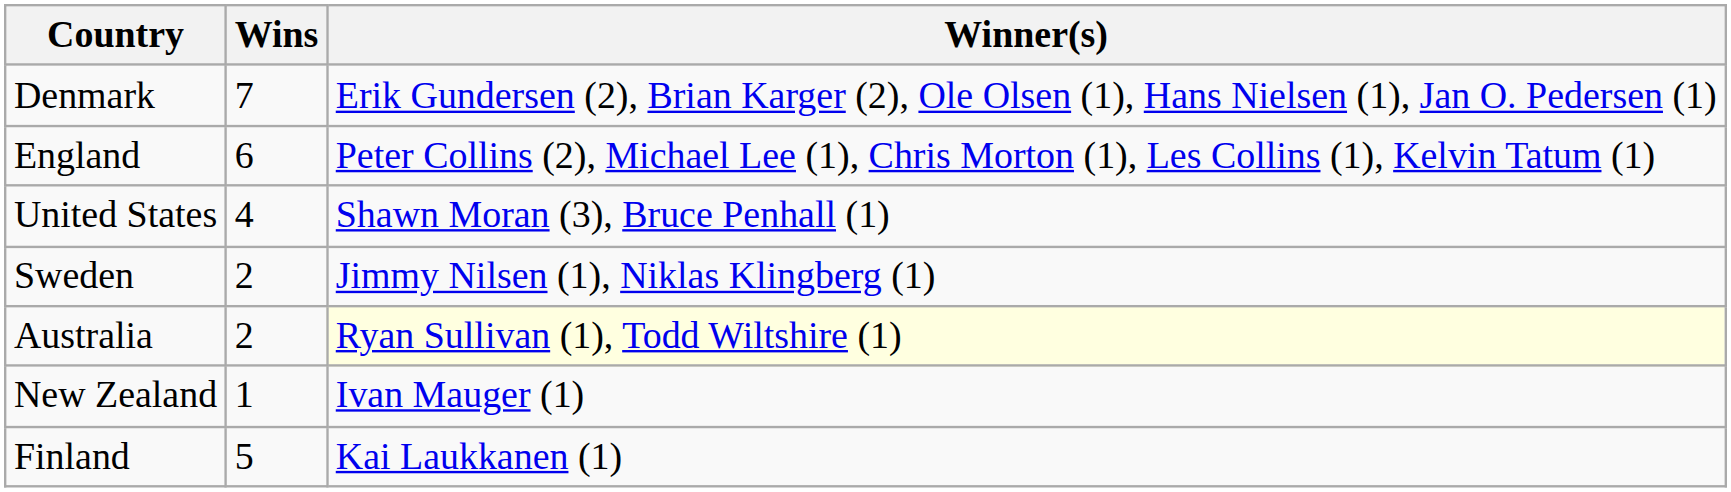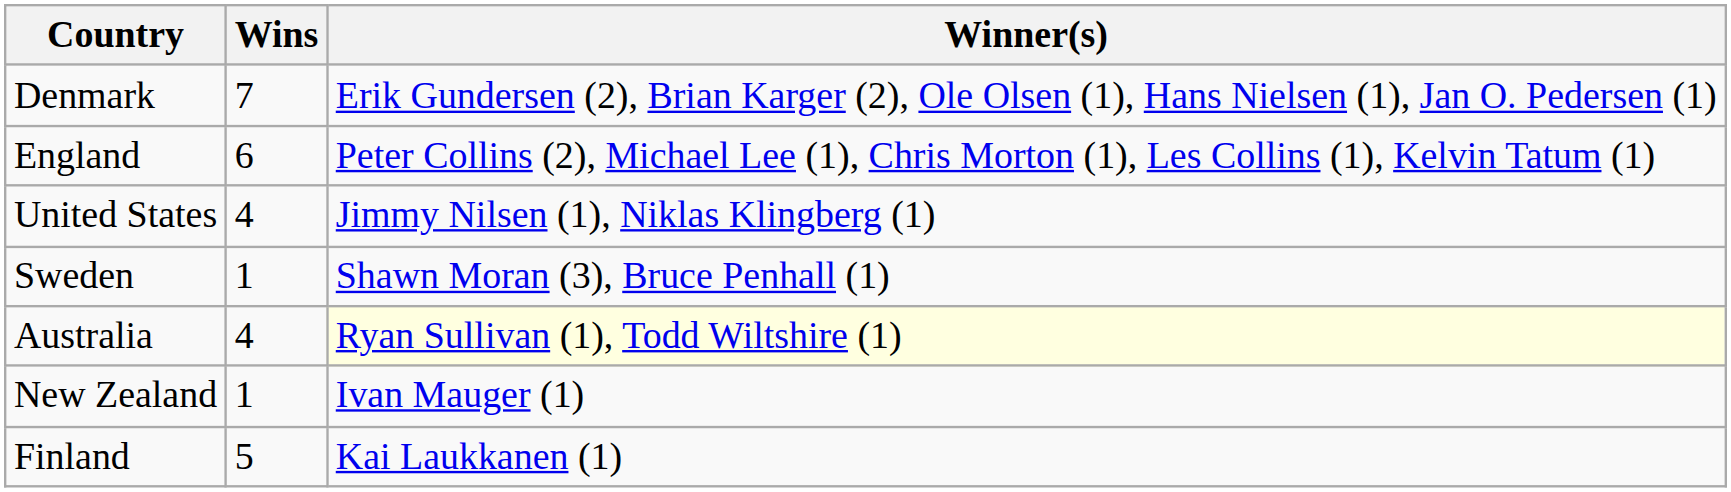(613, 214) Shawn Moran (3), Bruce Penhall (1) -> (636, 214) Jimmy Nilsen (1), Niklas Klingberg (1)
(244, 275) 2 -> (244, 275) 1
(636, 275) Jimmy Nilsen (1), Niklas Klingberg (1) -> (613, 275) Shawn Moran (3), Bruce Penhall (1)
(244, 335) 2 -> (244, 335) 4
